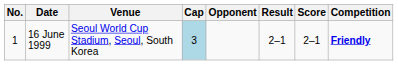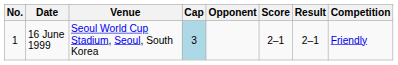columns swapped: (312, 12) <-> (277, 12)
(351, 40) bold -> (349, 40) normal
